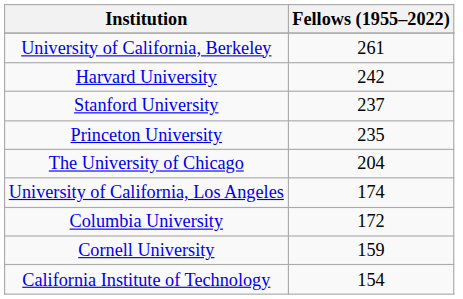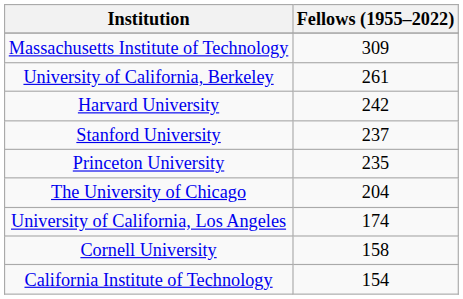+ row: (149, 47)
- row: (146, 221)
(371, 250) 159 -> (375, 250) 158
